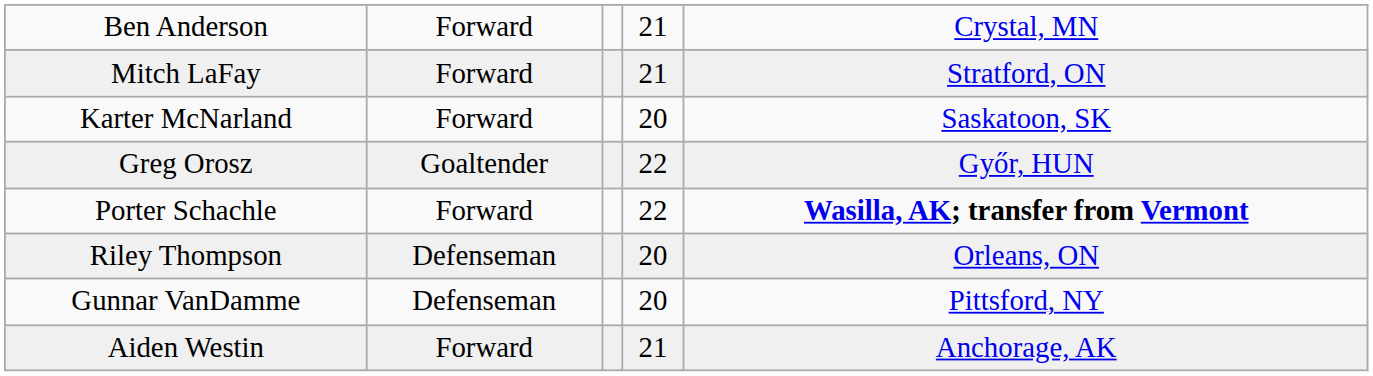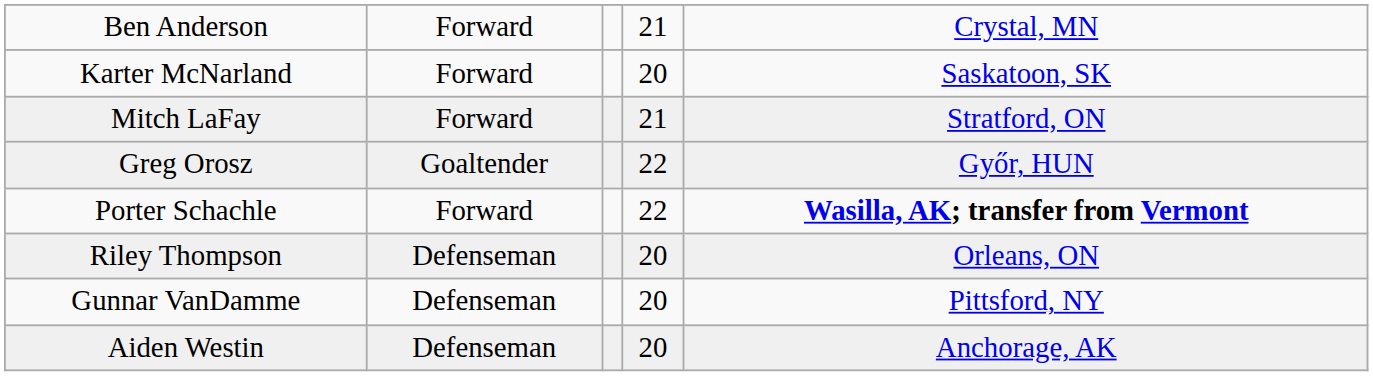rows swapped: (186, 73) <-> (186, 118)
(484, 347) Forward -> (484, 347) Defenseman
(653, 347) 21 -> (653, 347) 20
